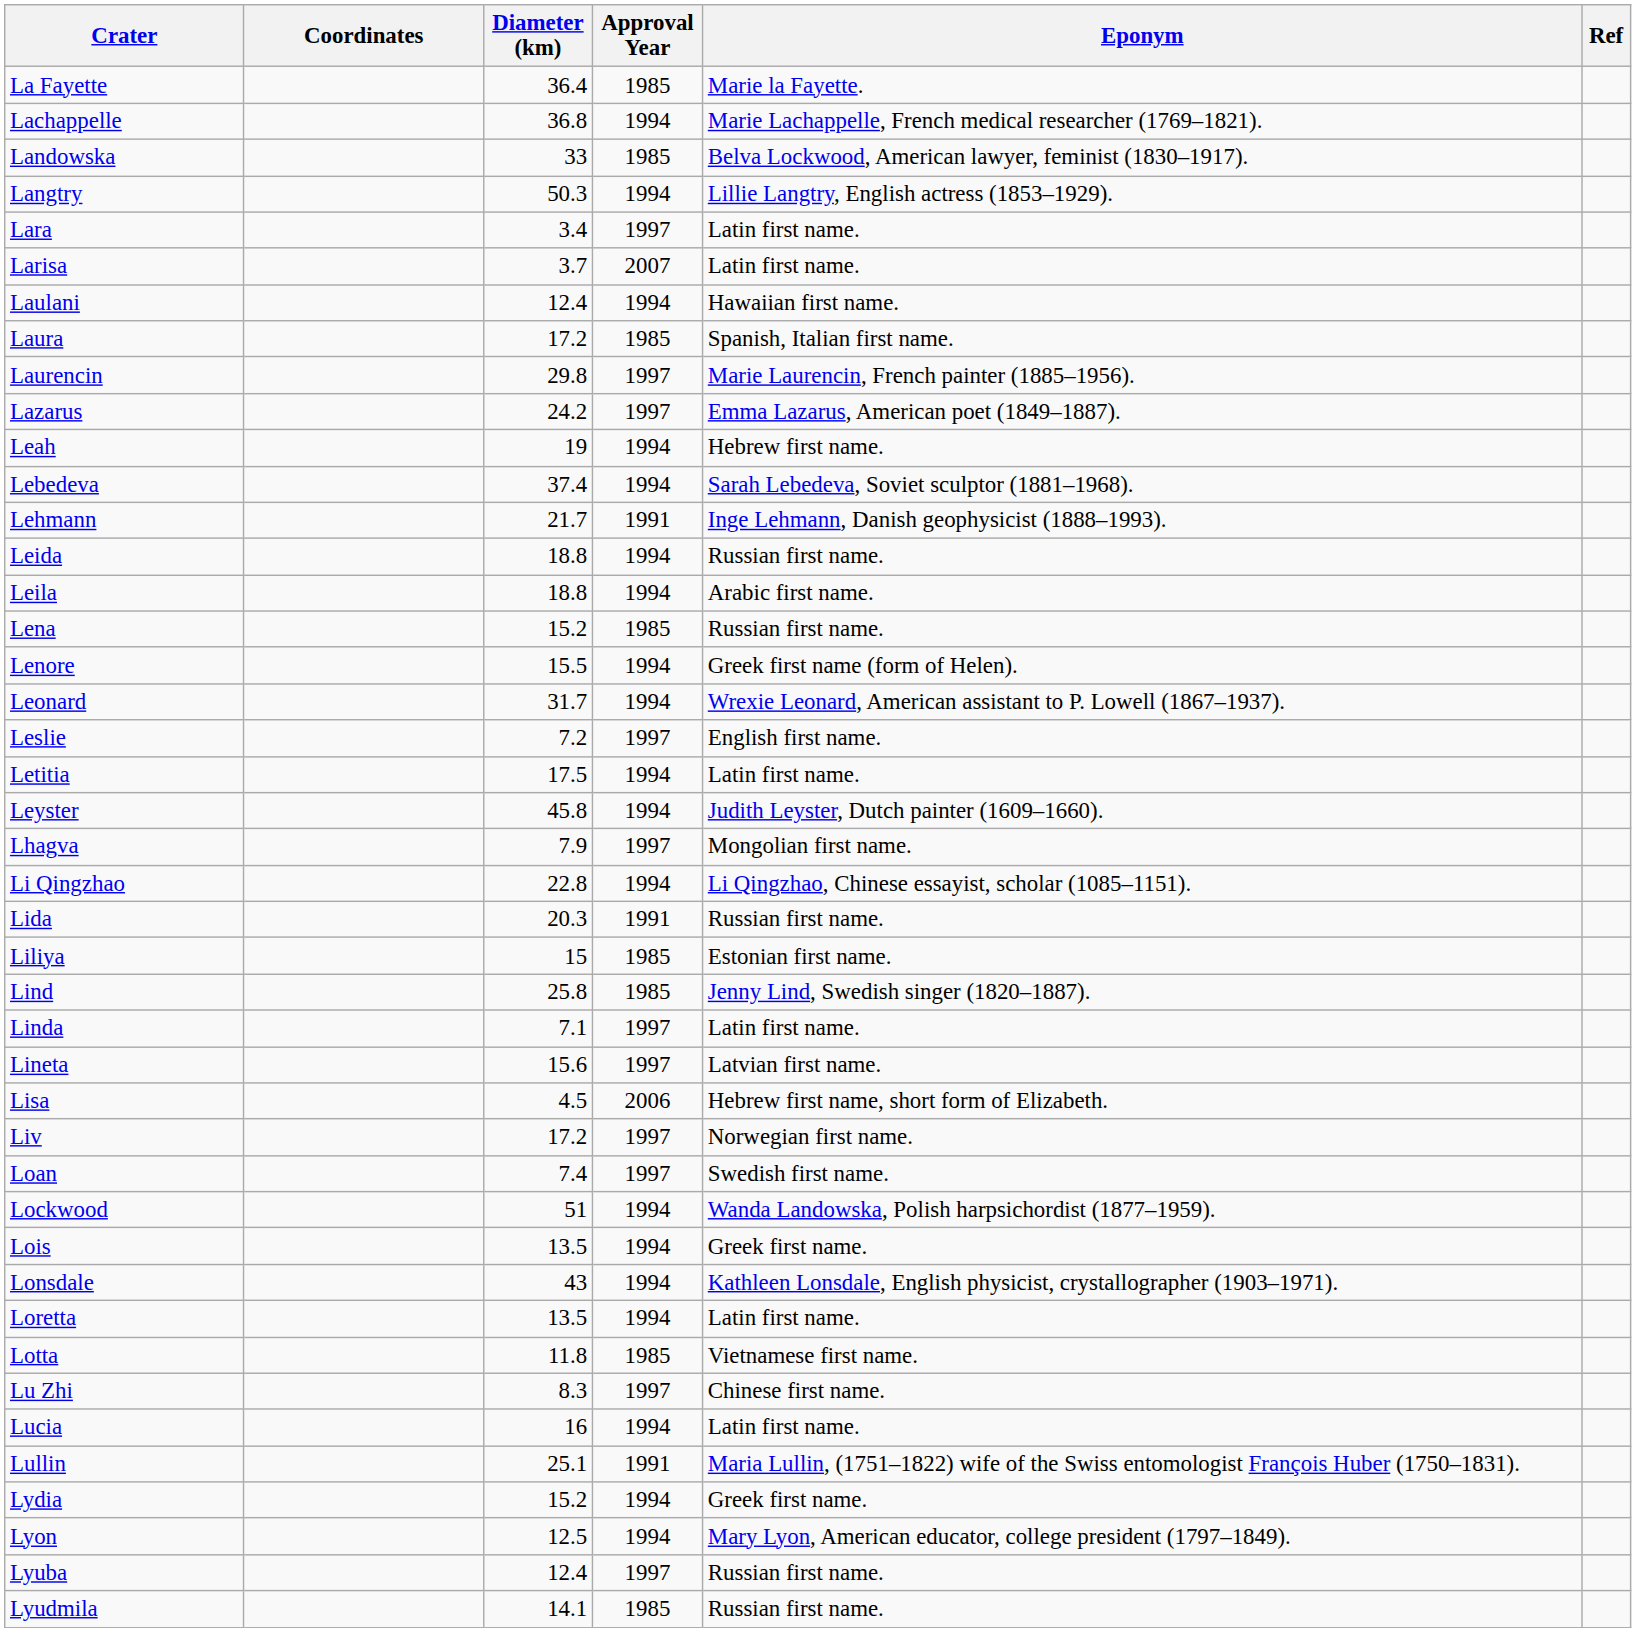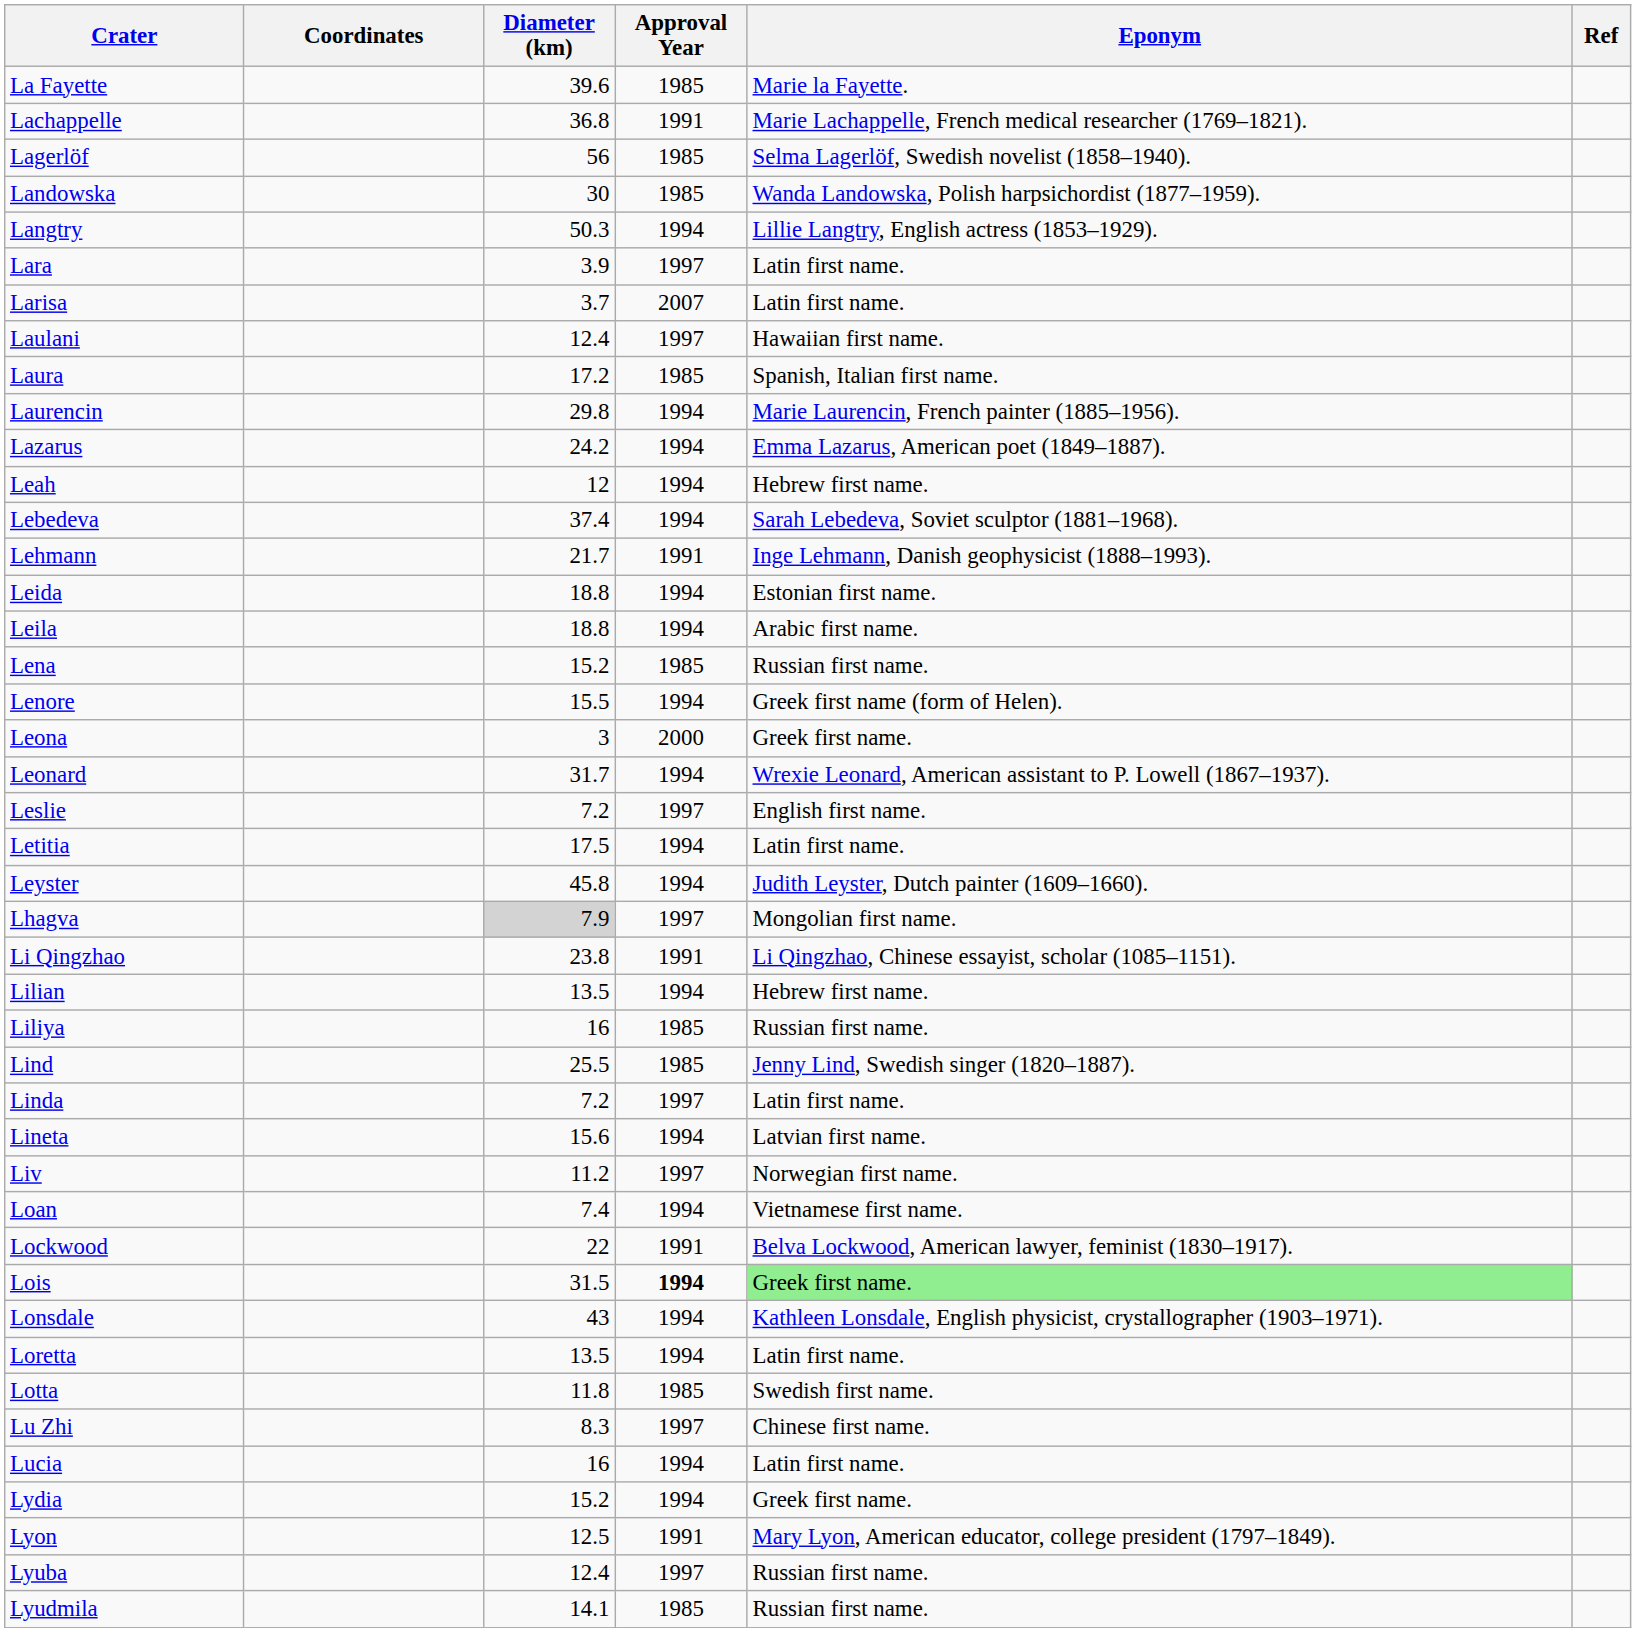(567, 84) 36.4 -> (589, 84) 39.6
(647, 120) 1994 -> (681, 120) 1991
+ row: (49, 157)
(576, 157) 33 -> (598, 193) 30
(978, 157) Belva Lockwood, American lawyer, feminist (1830–1917). -> (1006, 193) Wanda Landowska, Polish harpsichordist (1877–1959).
(573, 229) 3.4 -> (595, 266) 3.9
(647, 302) 1994 -> (681, 338) 1997
(647, 374) 1997 -> (681, 411) 1994
(647, 411) 1997 -> (681, 447) 1994
(576, 447) 19 -> (598, 483) 12
(796, 556) Russian first name. -> (844, 592) Estonian first name.
+ row: (39, 737)
(573, 846) no background -> (595, 919) lightgrey background
(567, 882) 22.8 -> (589, 955) 23.8
(647, 882) 1994 -> (681, 955) 1991
- row: (31, 919)
+ row: (37, 991)
(576, 955) 15 -> (598, 1028) 16
(800, 955) Estonian first name. -> (841, 1028) Russian first name.
(567, 991) 25.8 -> (589, 1064) 25.5
(573, 1028) 7.1 -> (595, 1100) 7.2
(647, 1064) 1997 -> (681, 1136) 1994
- row: (30, 1100)
(567, 1136) 17.2 -> (590, 1173) 11.2
(647, 1173) 1997 -> (681, 1209) 1994
(798, 1173) Swedish first name. -> (858, 1209) Vietnamese first name.
(576, 1209) 51 -> (598, 1245) 22
(647, 1209) 1994 -> (681, 1245) 1991
(962, 1209) Wanda Landowska, Polish harpsichordist (1877–1959). -> (1023, 1245) Belva Lockwood, American lawyer, feminist (1830–1917).
(567, 1245) 13.5 -> (589, 1282) 31.5
(647, 1245) normal -> (681, 1282) bold
(788, 1245) no background -> (832, 1282) lightgreen background
(813, 1354) Vietnamese first name. -> (843, 1390) Swedish first name.
- row: (38, 1463)
(647, 1536) 1994 -> (681, 1536) 1991
